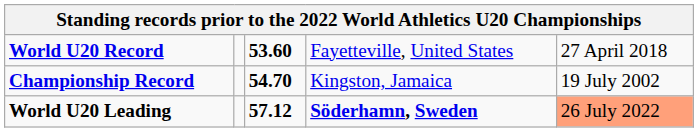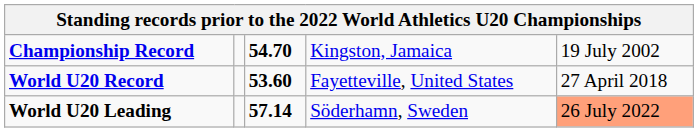rows swapped: (86, 50) <-> (102, 80)
(270, 111) 57.12 -> (270, 111) 57.14
(394, 111) bold -> (389, 111) normal
